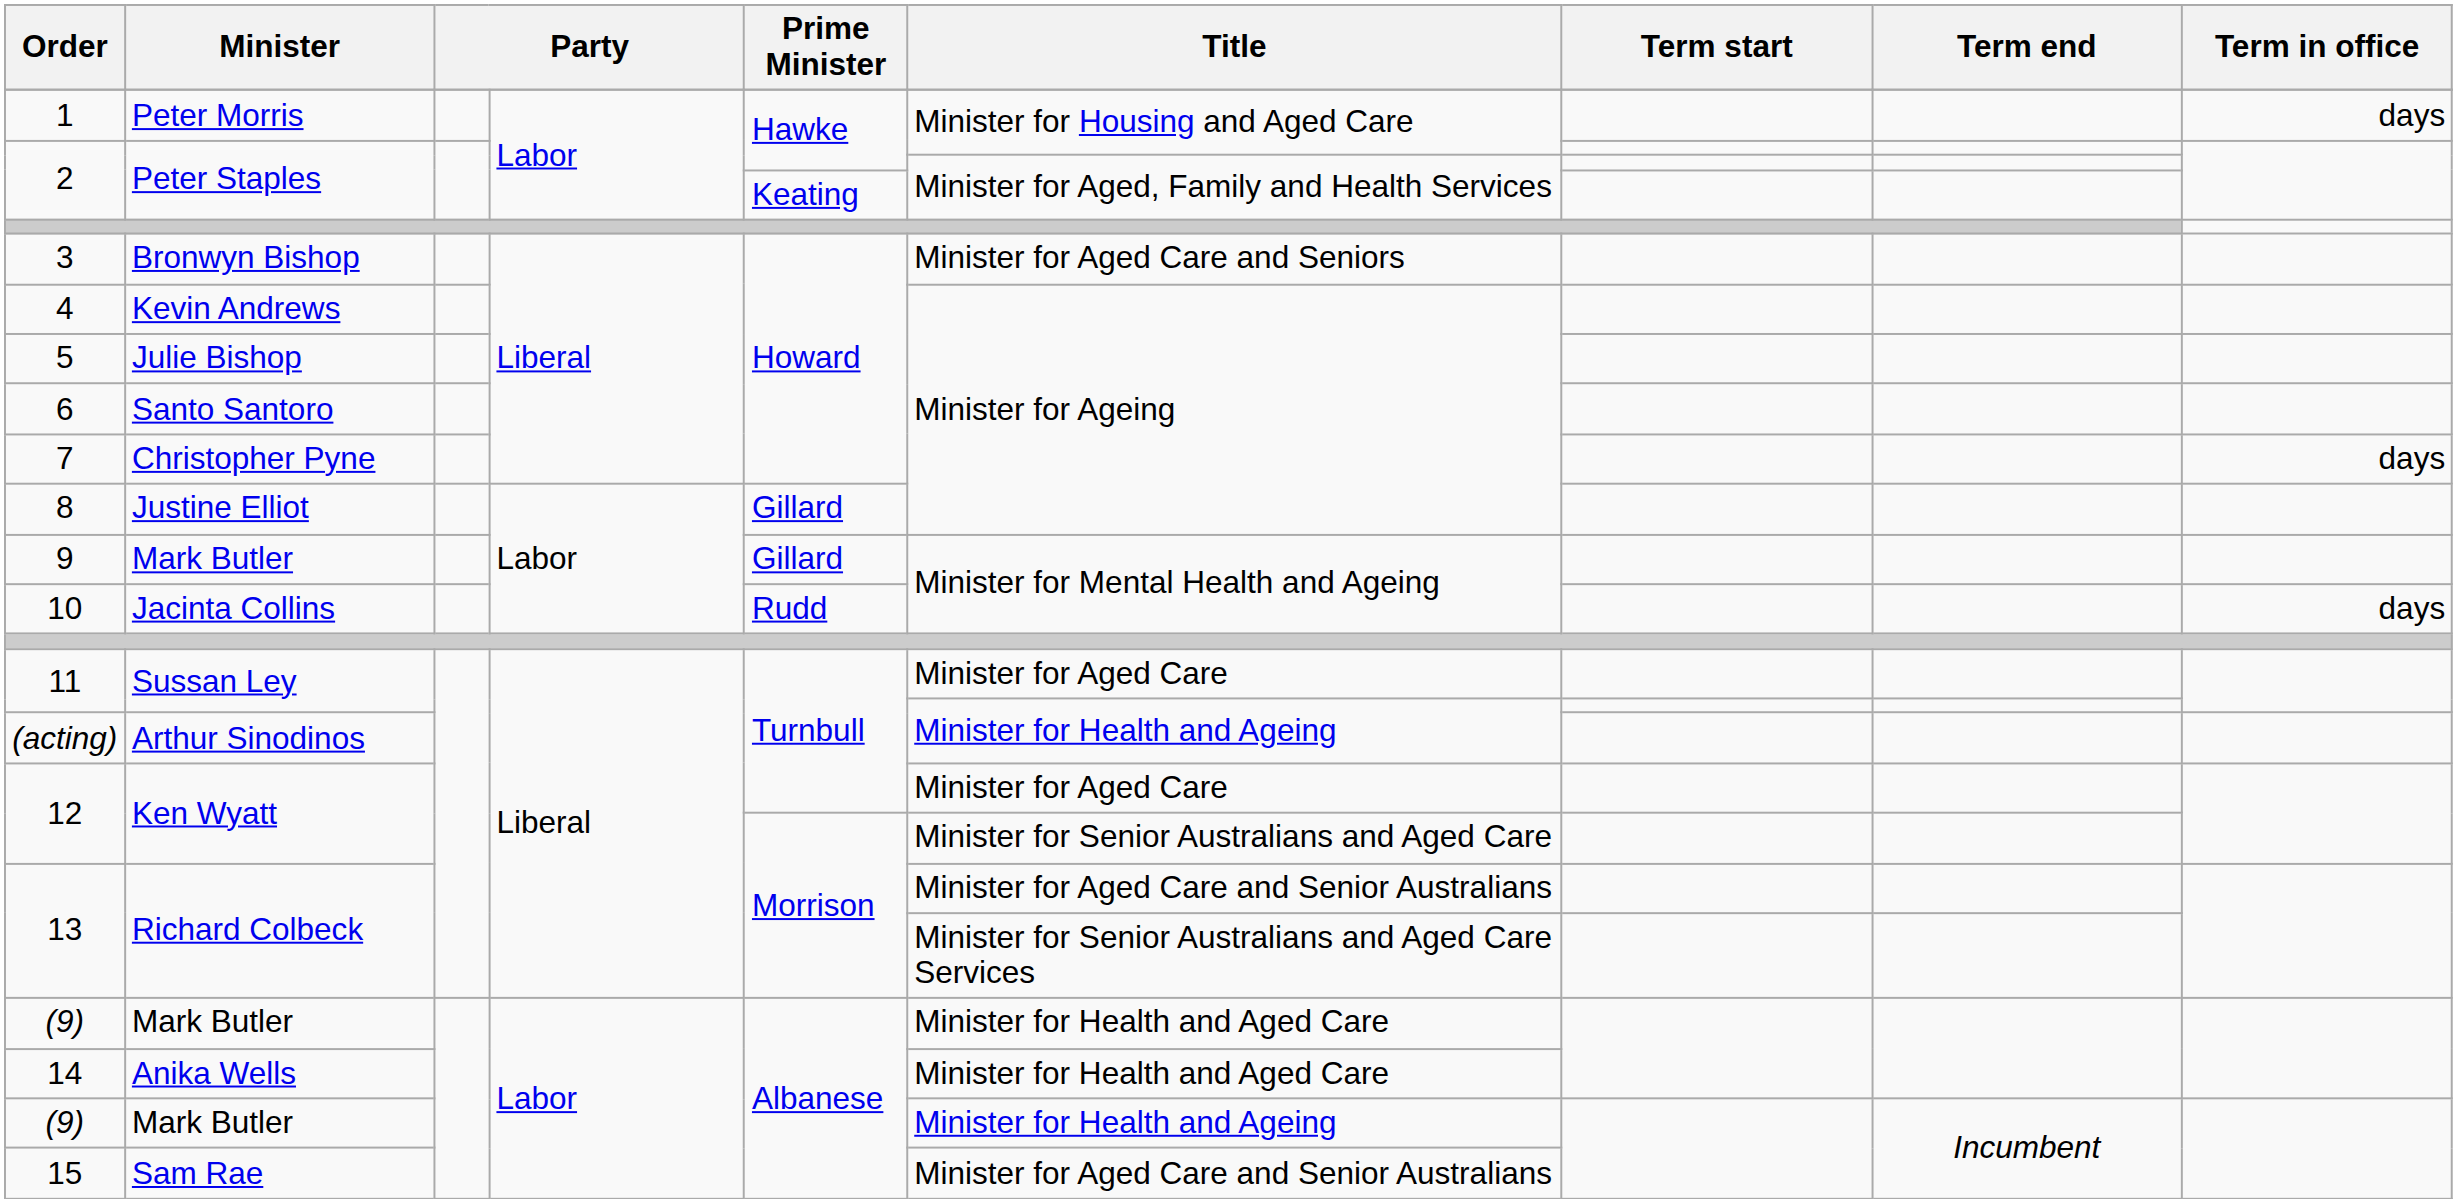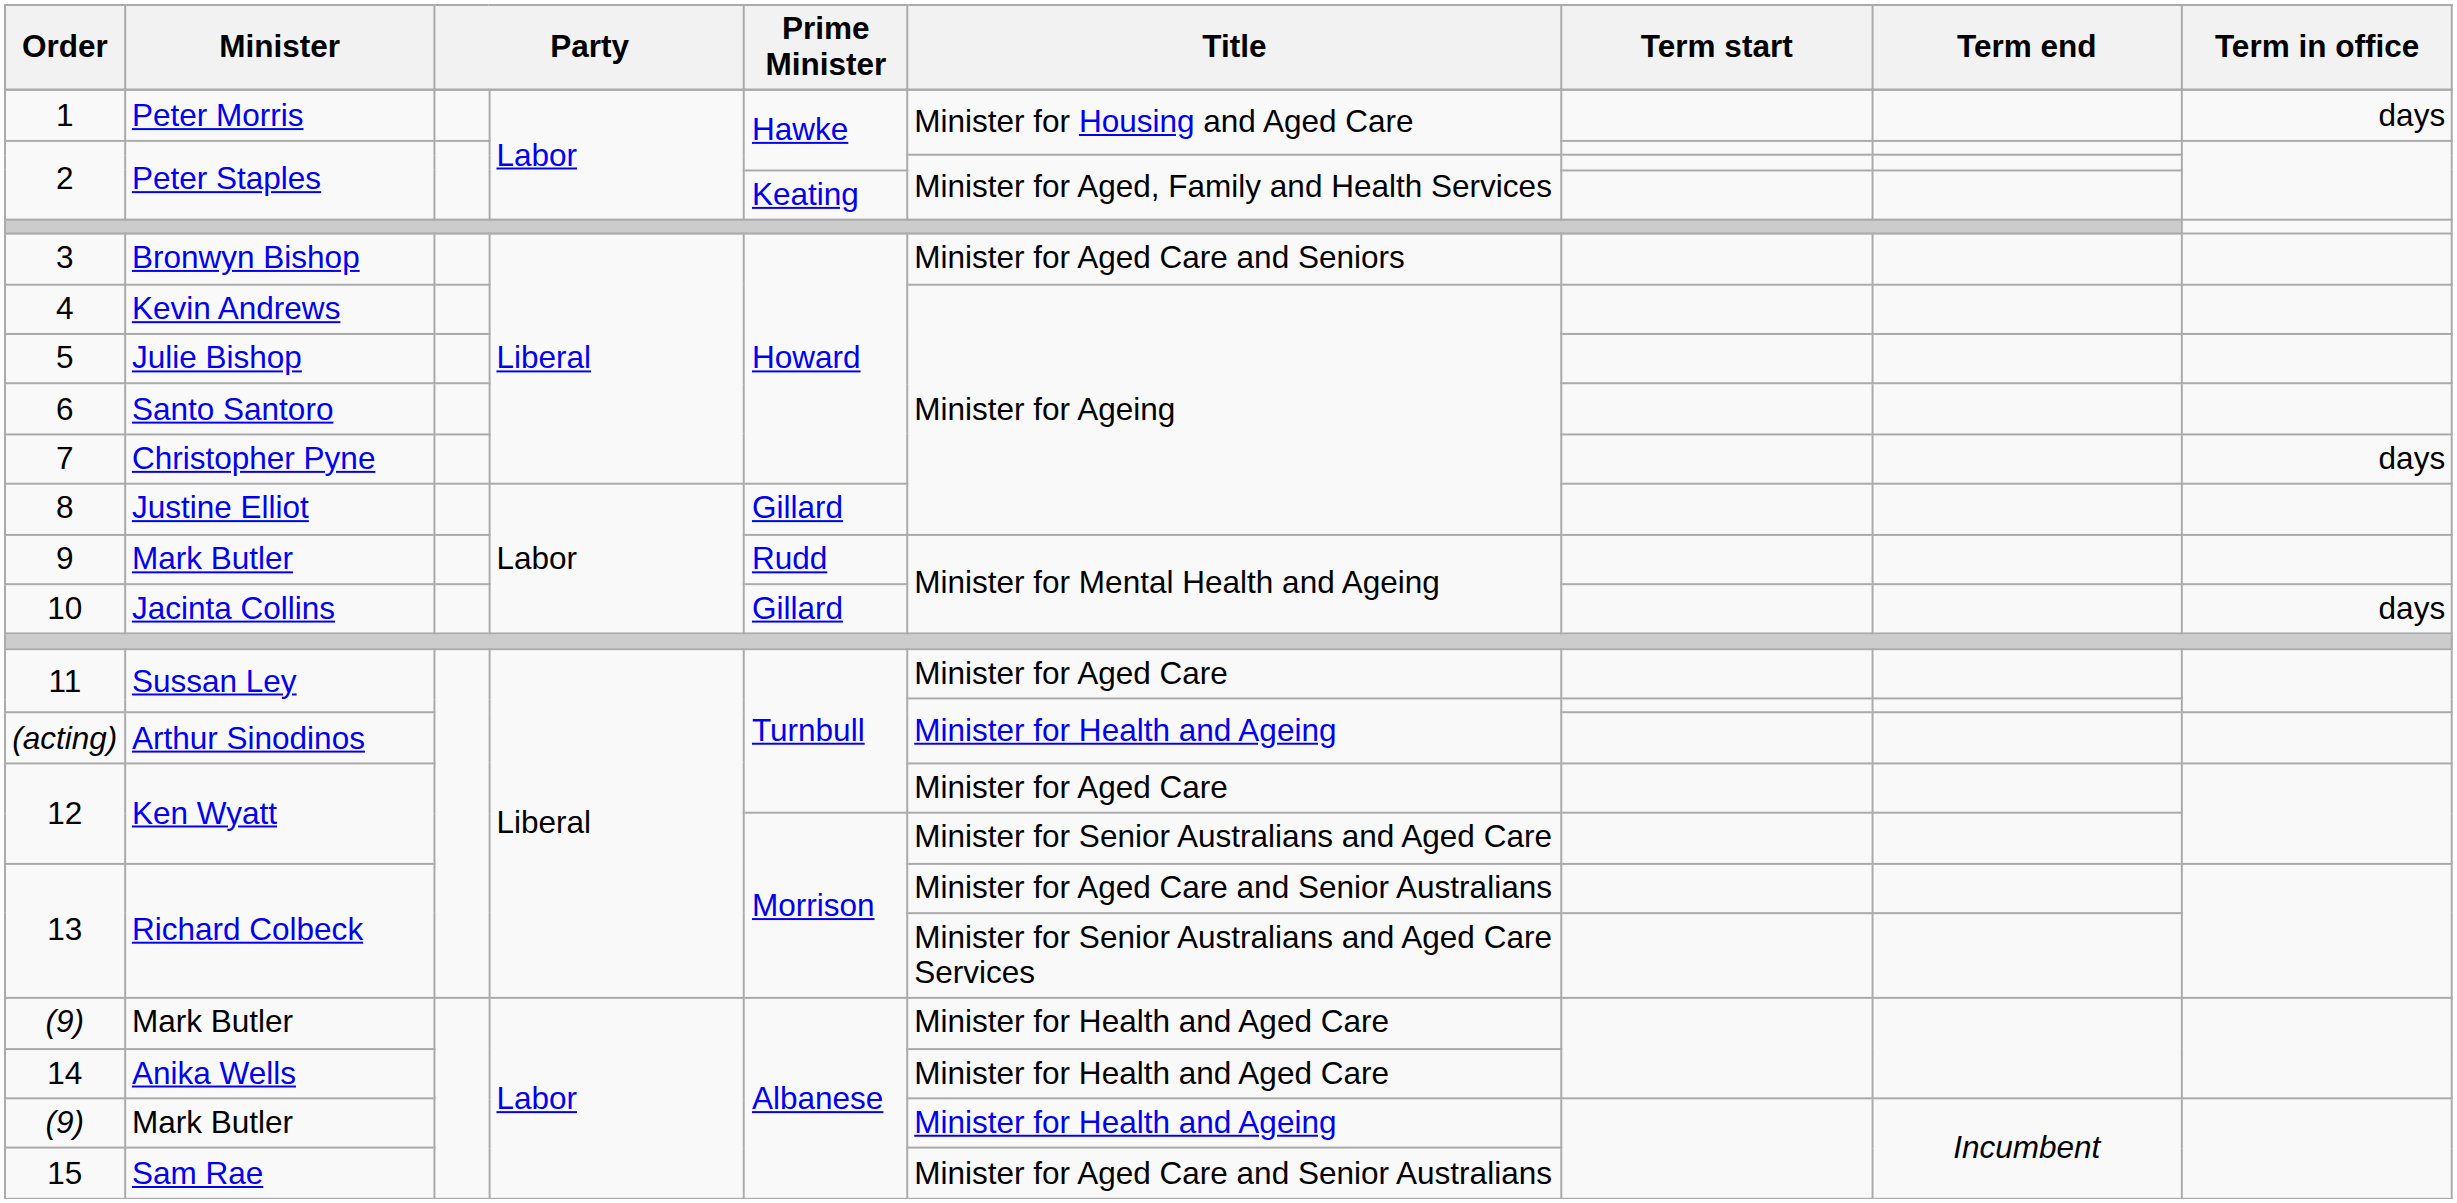(797, 558) Gillard -> (790, 558) Rudd
(790, 608) Rudd -> (797, 608) Gillard
